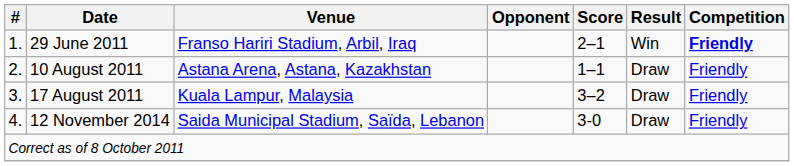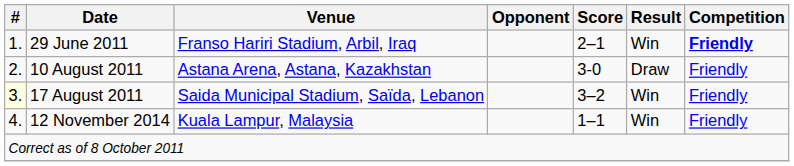(591, 69) 1–1 -> (589, 69) 3-0
(15, 95) no background -> (15, 95) lightyellow background
(265, 95) Kuala Lampur, Malaysia -> (331, 95) Saida Municipal Stadium, Saïda, Lebanon
(650, 95) Draw -> (645, 95) Win
(331, 121) Saida Municipal Stadium, Saïda, Lebanon -> (265, 121) Kuala Lampur, Malaysia
(589, 121) 3-0 -> (591, 121) 1–1
(650, 121) Draw -> (645, 121) Win
